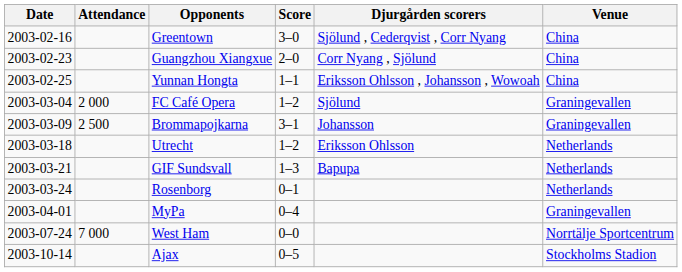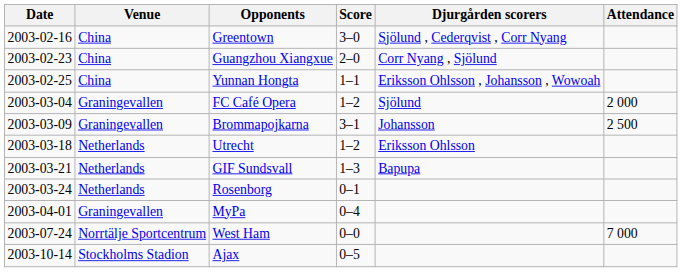columns swapped: (610, 15) <-> (112, 15)
